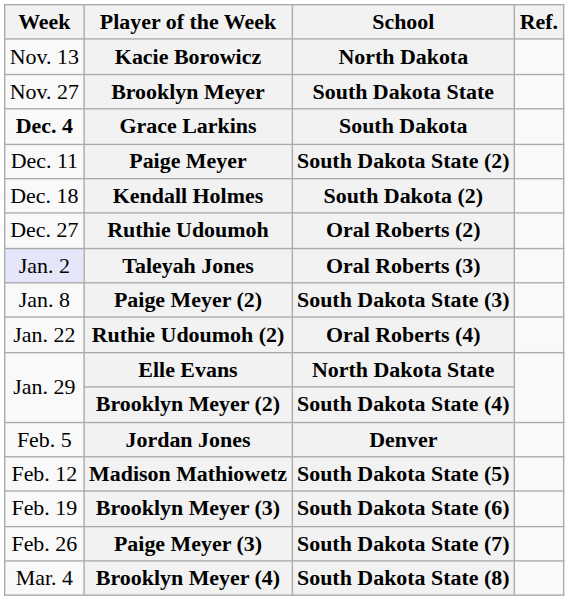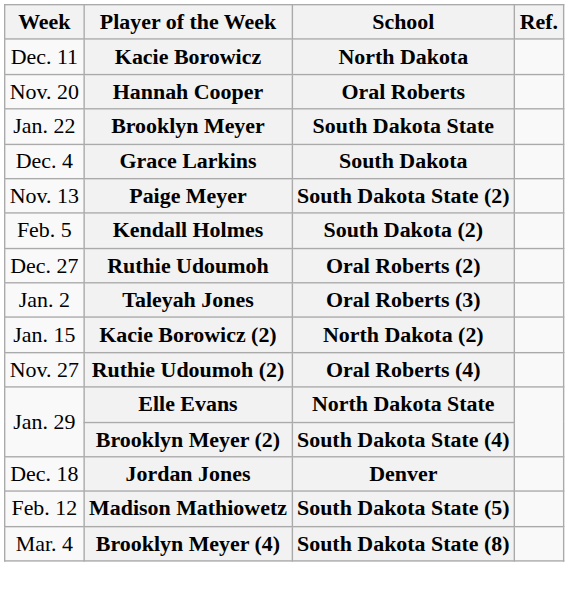(44, 56) Nov. 13 -> (44, 56) Dec. 11
+ row: (188, 91)
(44, 91) Nov. 27 -> (44, 126) Jan. 22
(44, 126) bold -> (44, 160) normal
(44, 160) Dec. 11 -> (44, 195) Nov. 13
(44, 195) Dec. 18 -> (44, 230) Feb. 5
(44, 265) lavender background -> (44, 299) no background
- row: (188, 299)
+ row: (188, 334)
(44, 334) Jan. 22 -> (44, 369) Nov. 27
(44, 439) Feb. 5 -> (44, 473) Dec. 18
- row: (188, 508)
- row: (188, 543)
